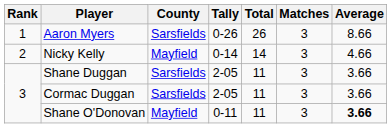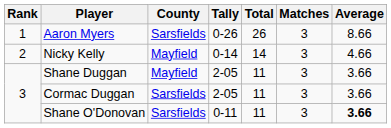(178, 73) Sarsfields -> (174, 73) Mayfield
(174, 113) Mayfield -> (178, 113) Sarsfields
